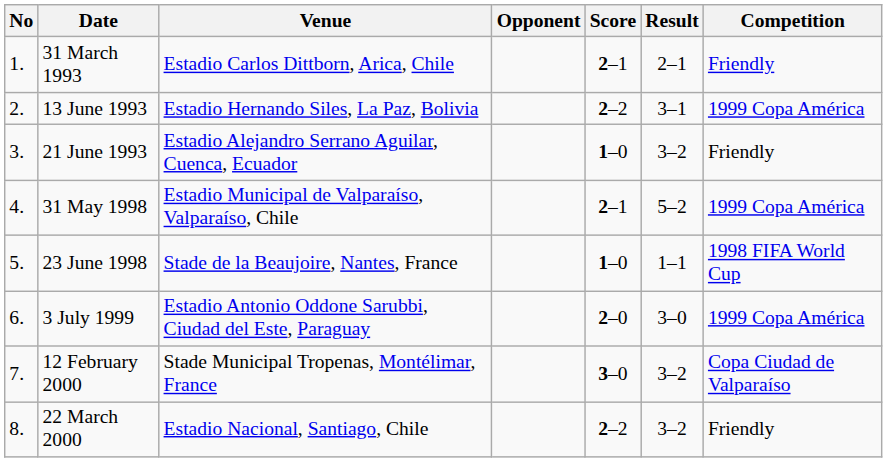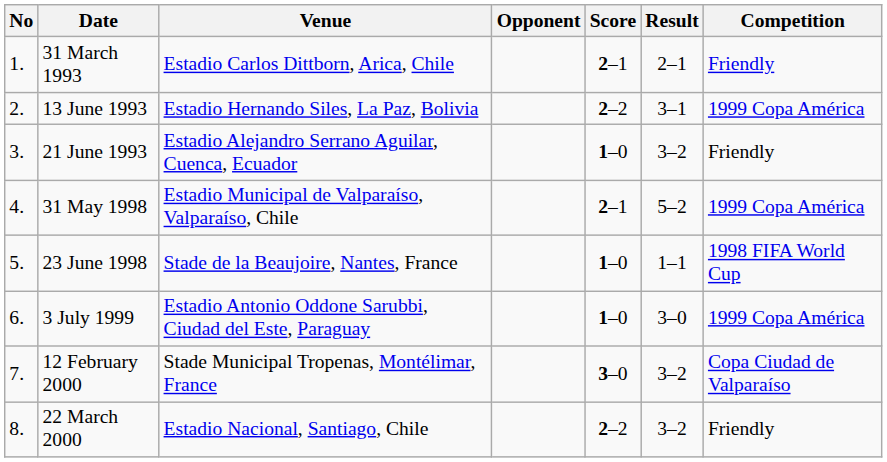(613, 317) 2–0 -> (613, 317) 1–0
